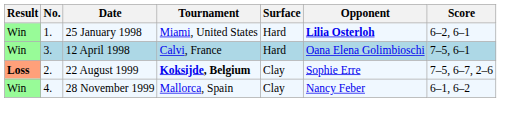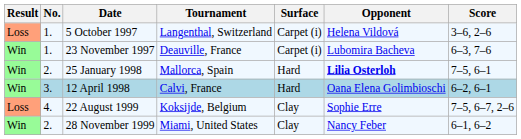+ row: (102, 31)
+ row: (110, 50)
(48, 31) 1. -> (48, 69) 2.
(209, 31) Miami, United States -> (196, 69) Mallorca, Spain
(450, 31) 6–2, 6–1 -> (471, 69) 7–5, 6–1
(450, 50) 7–5, 6–1 -> (471, 87) 6–2, 6–1
(18, 69) bold -> (18, 106) normal
(48, 69) 2. -> (48, 106) 4.
(205, 69) bold -> (203, 106) normal
(48, 87) 4. -> (48, 125) 2.
(196, 87) Mallorca, Spain -> (209, 125) Miami, United States
